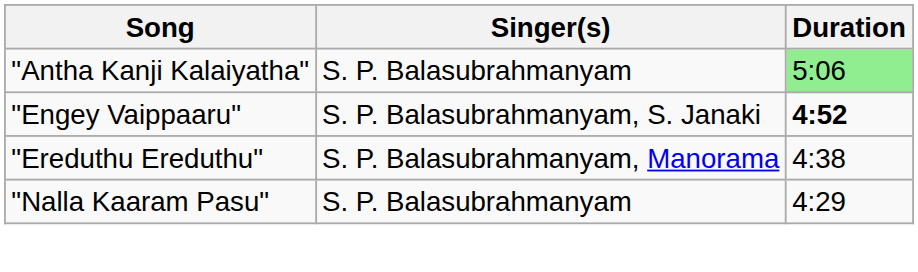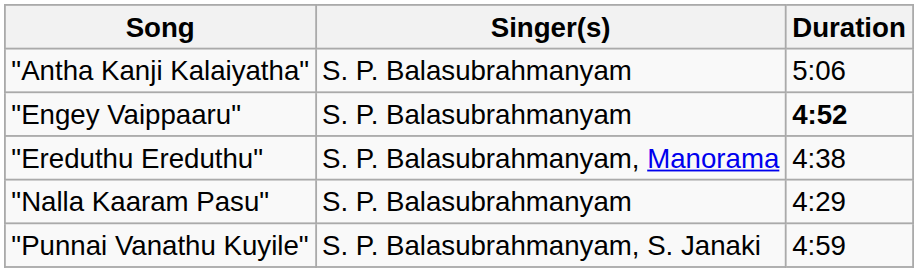(819, 71) lightgreen background -> (819, 71) no background
(541, 115) S. P. Balasubrahmanyam, S. Janaki -> (477, 115) S. P. Balasubrahmanyam
+ row: (160, 246)
